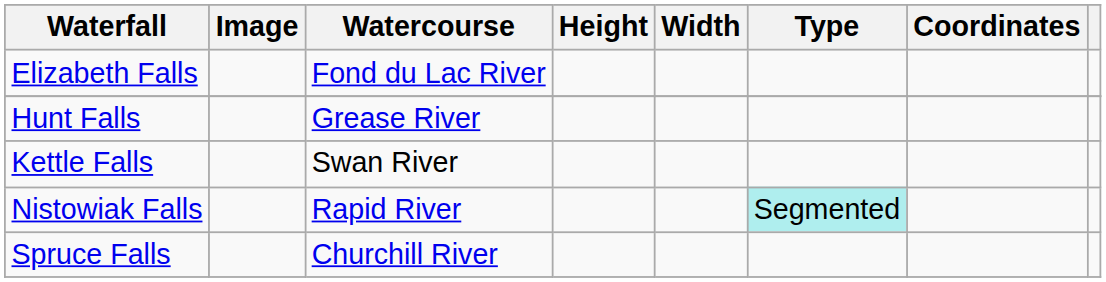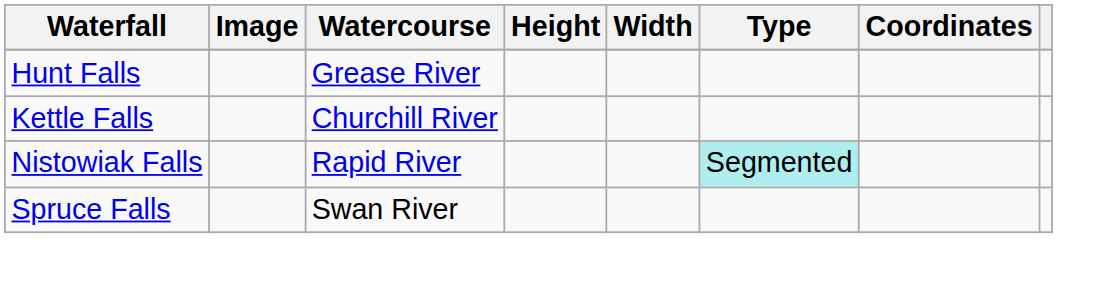- row: (105, 72)
(385, 163) Swan River -> (405, 118) Churchill River
(405, 254) Churchill River -> (385, 208) Swan River
